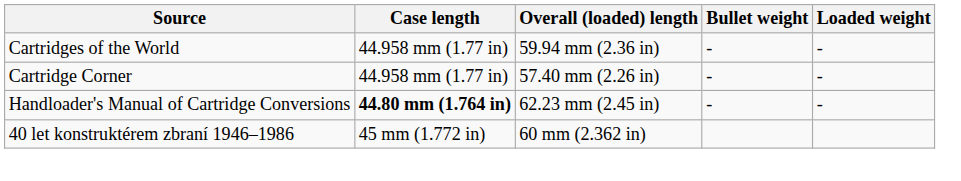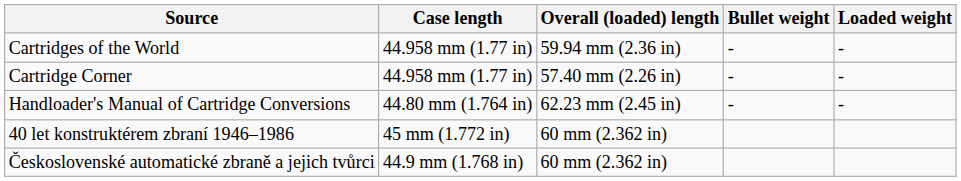(435, 104) bold -> (458, 104) normal
+ row: (192, 162)
